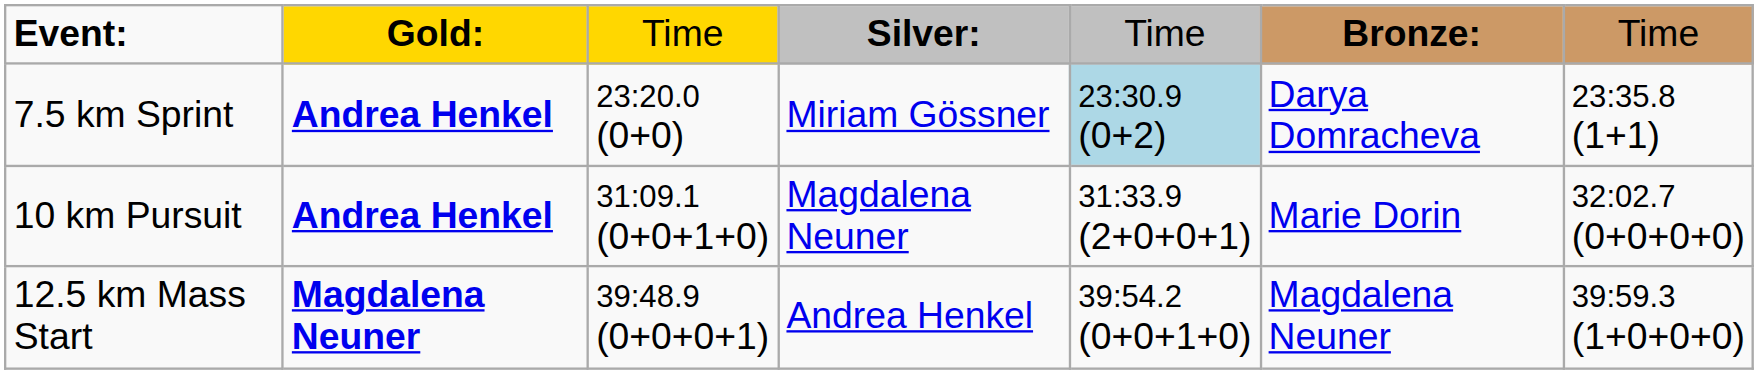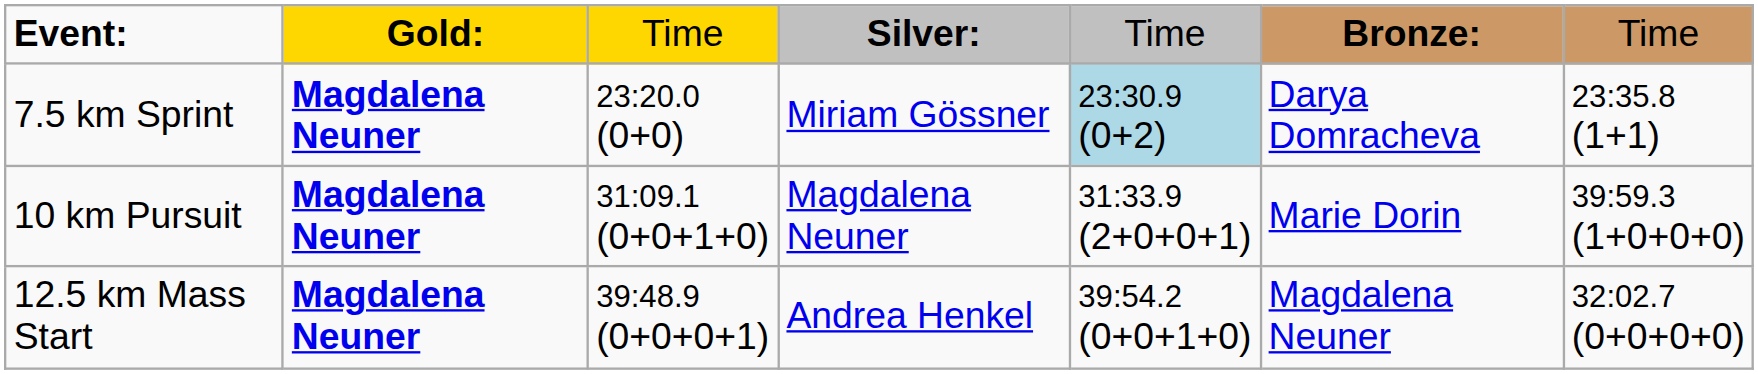(422, 114) Andrea Henkel -> (388, 114) Magdalena Neuner
(422, 215) Andrea Henkel -> (388, 215) Magdalena Neuner
(1658, 217) 32:02.7 (0+0+0+0) -> (1658, 217) 39:59.3 (1+0+0+0)
(1658, 318) 39:59.3 (1+0+0+0) -> (1658, 318) 32:02.7 (0+0+0+0)
